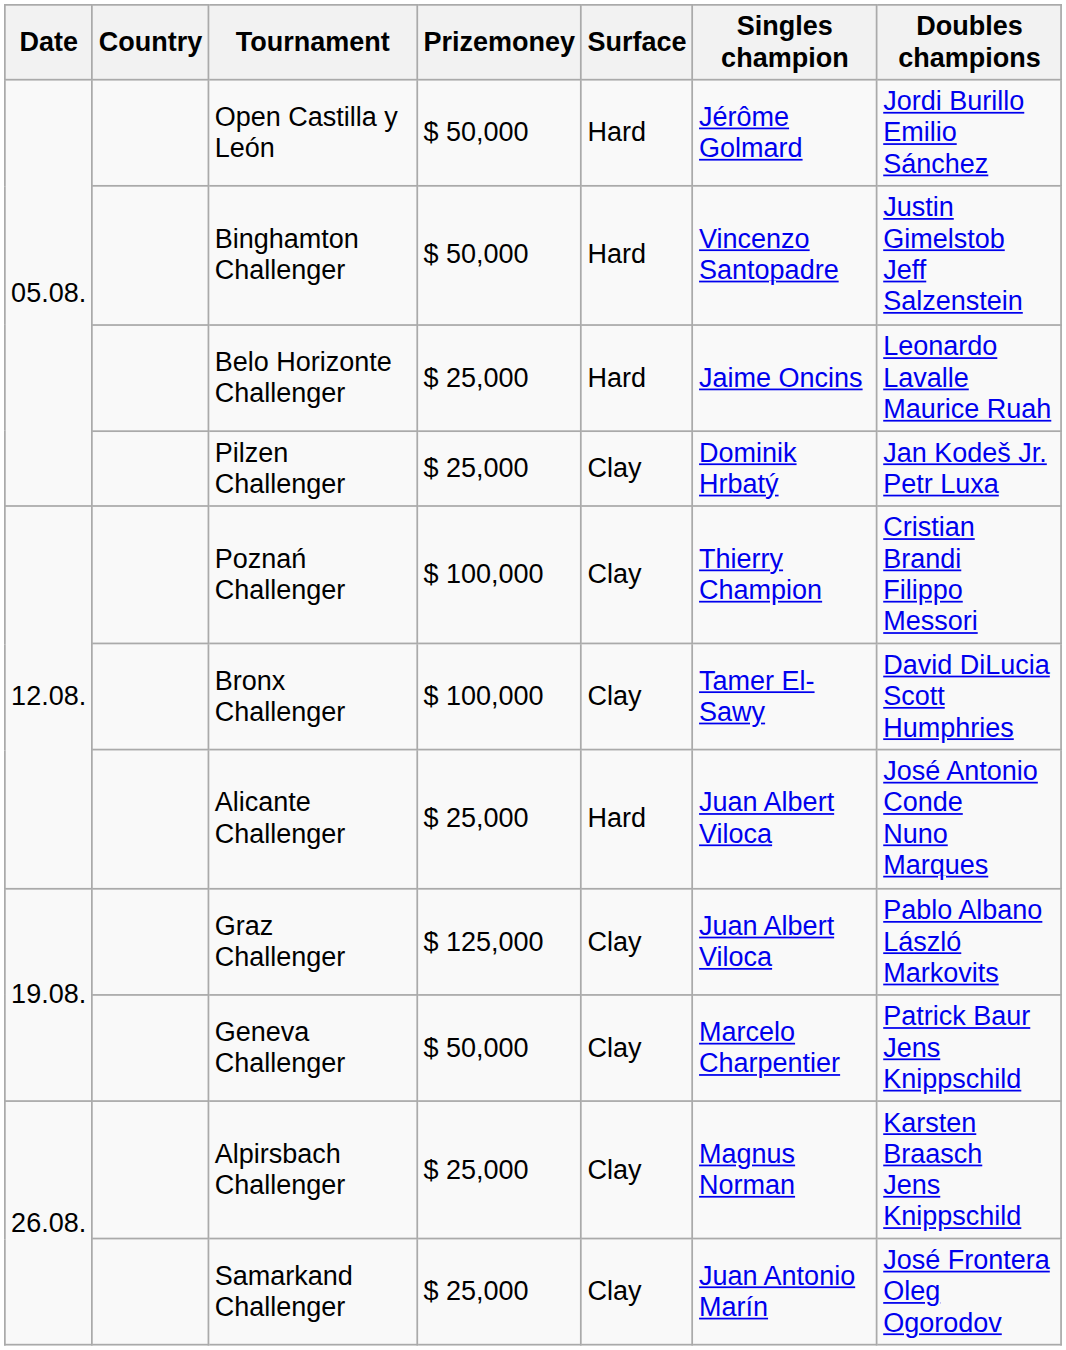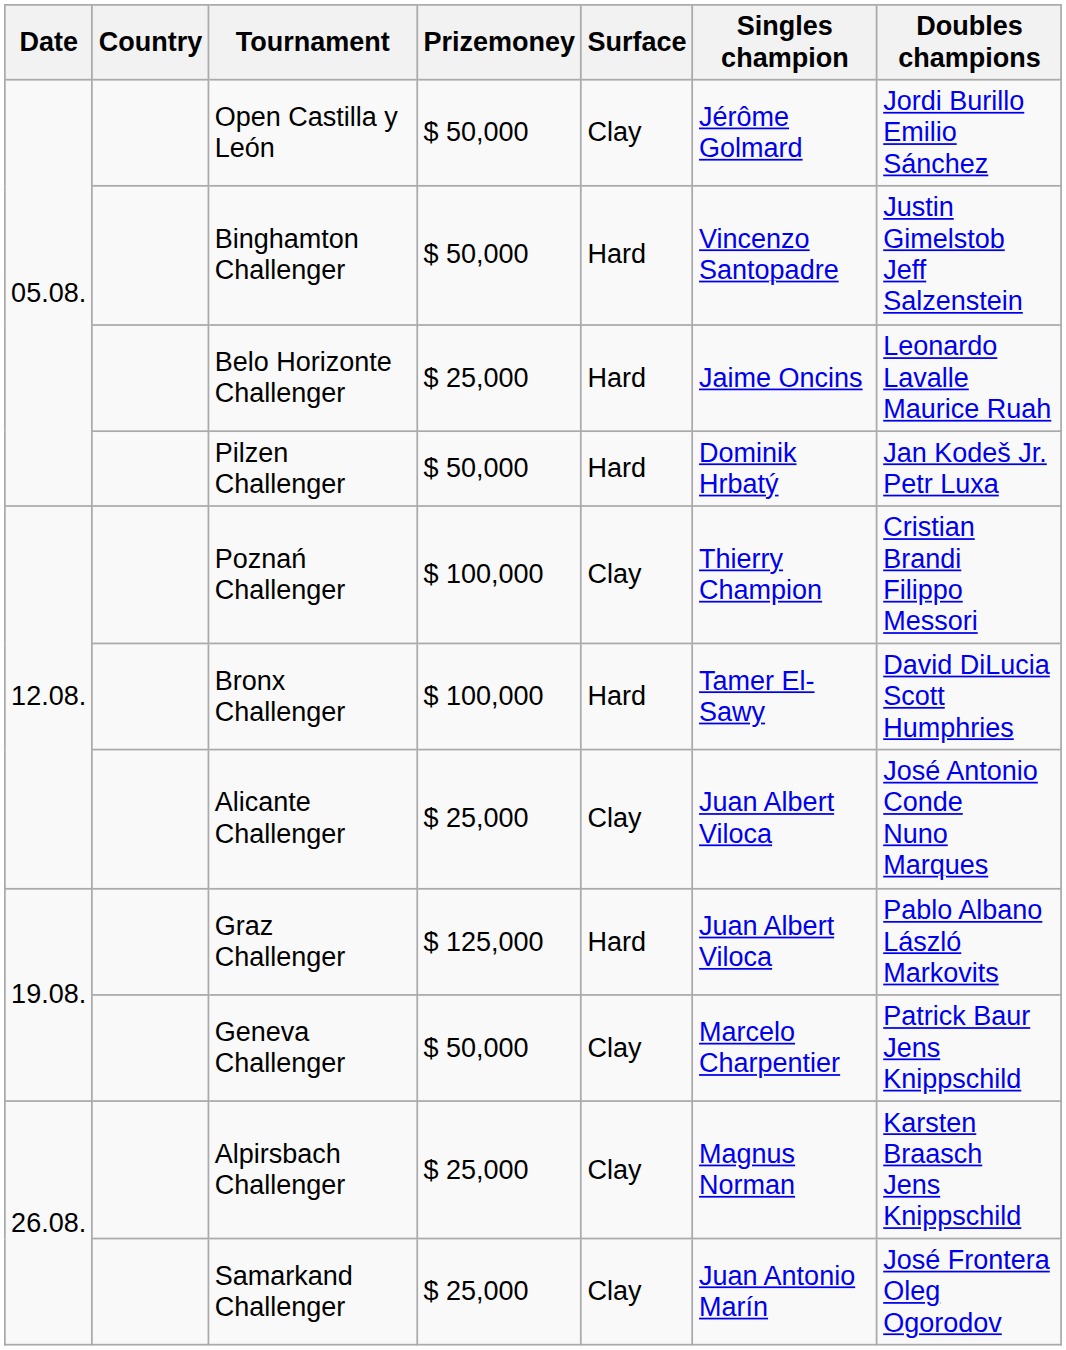(617, 132) Hard -> (615, 132) Clay
(476, 467) $ 25,000 -> (476, 467) $ 50,000
(615, 467) Clay -> (617, 467) Hard
(615, 696) Clay -> (617, 696) Hard
(617, 818) Hard -> (615, 818) Clay
(615, 940) Clay -> (617, 940) Hard
